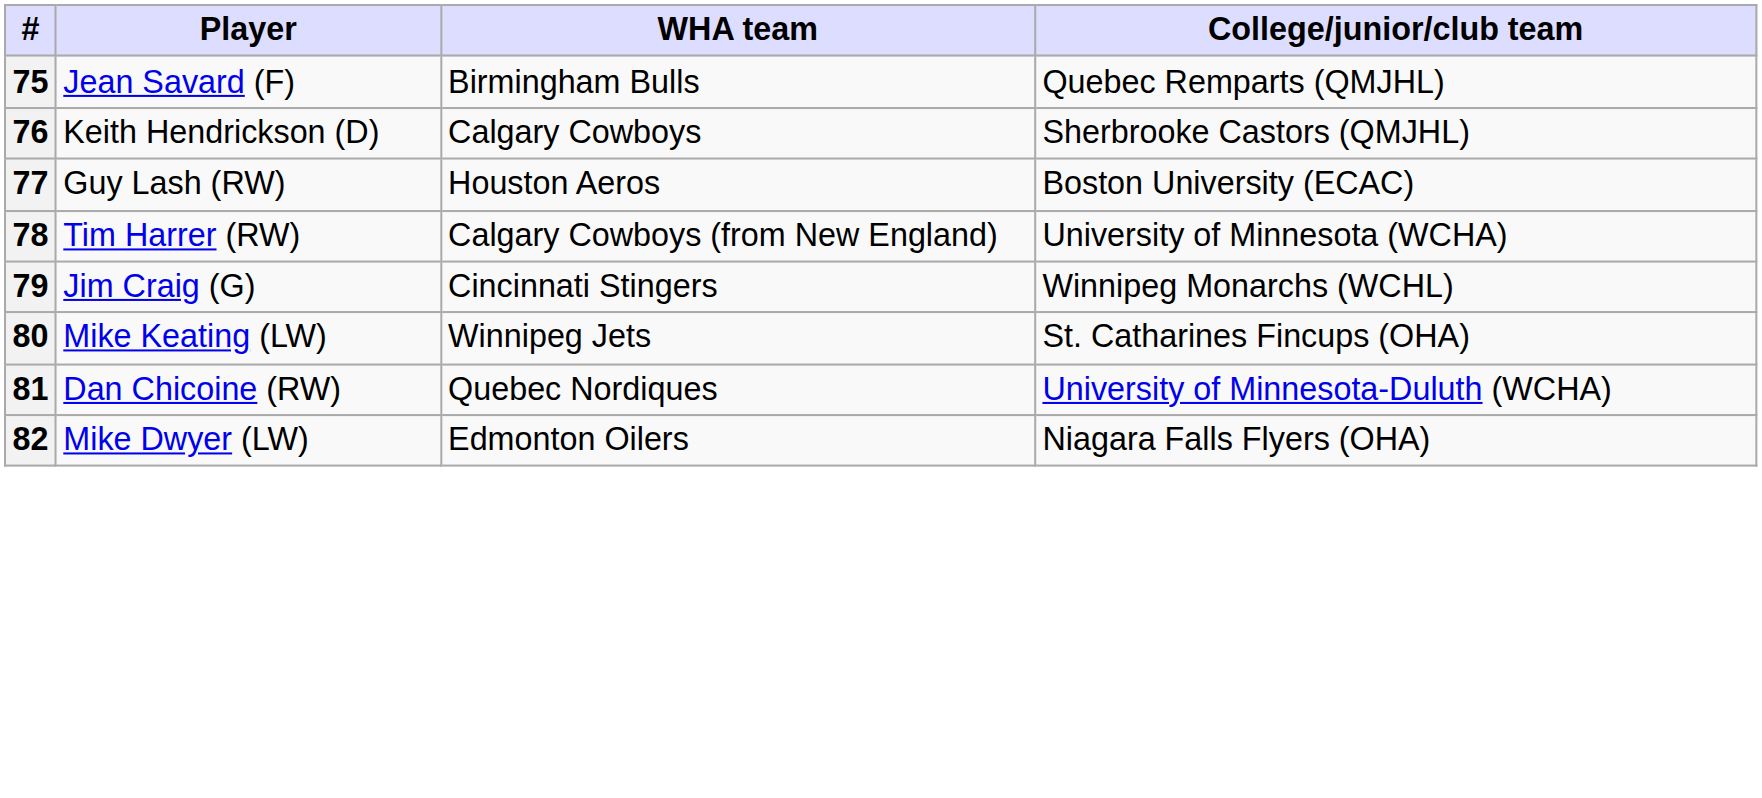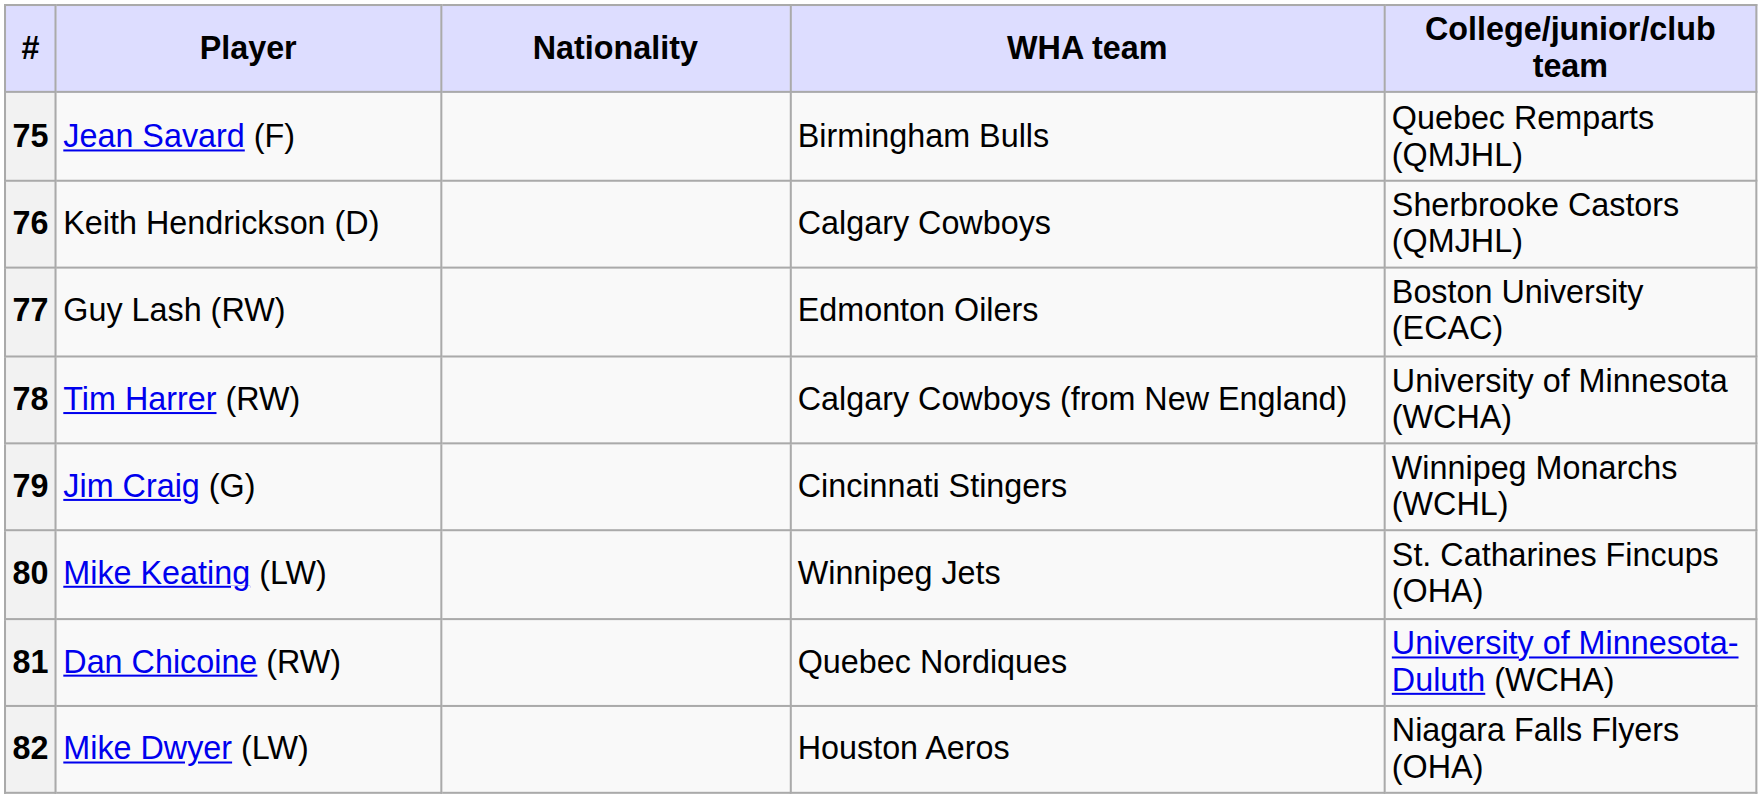+ column: (615, 48)
(554, 183) Houston Aeros -> (918, 311) Edmonton Oilers
(568, 440) Edmonton Oilers -> (904, 749) Houston Aeros
